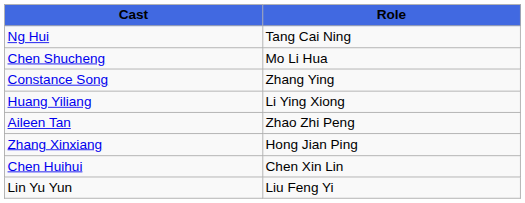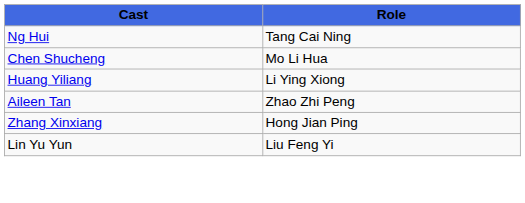- row: (58, 79)
- row: (45, 166)
